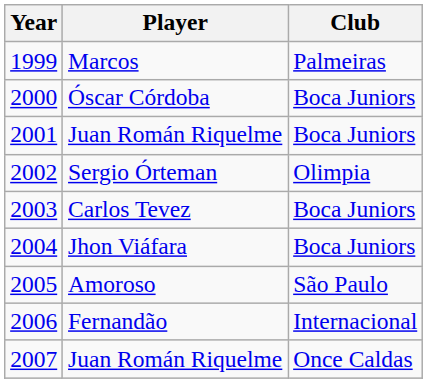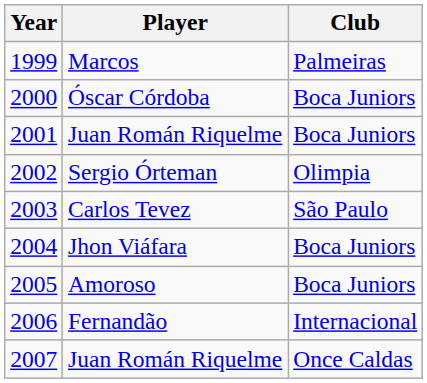(354, 209) Boca Juniors -> (341, 209) São Paulo
(341, 284) São Paulo -> (354, 284) Boca Juniors
